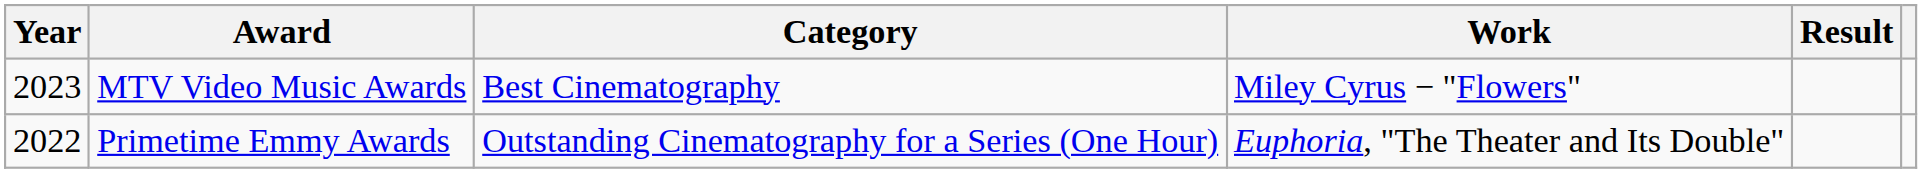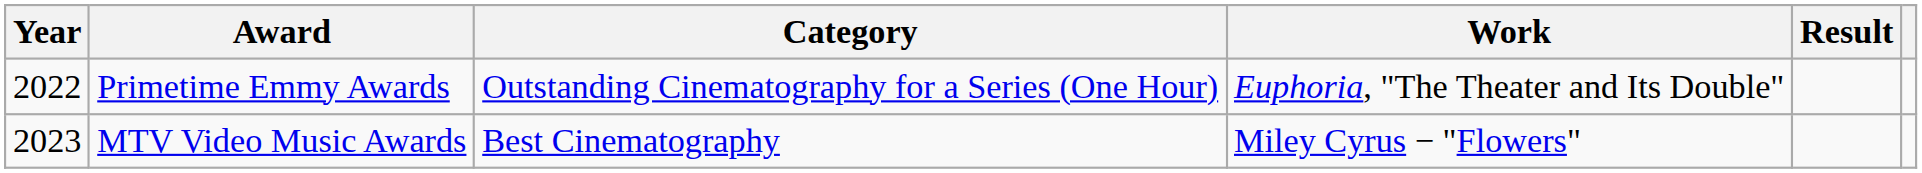rows swapped: (273, 140) <-> (282, 85)
